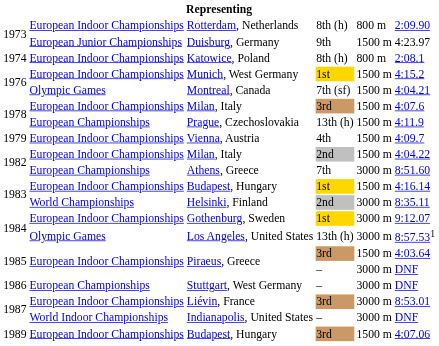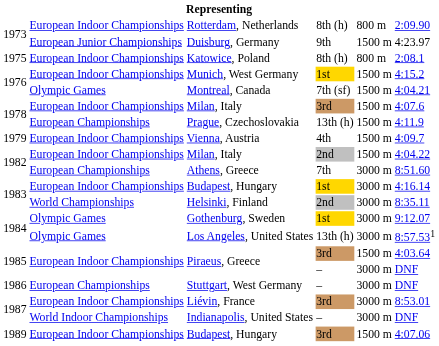(15, 58) 1974 -> (15, 58) 1975
(374, 186) 1500 m -> (374, 186) 3000 m
(107, 218) European Indoor Championships -> (68, 218) Olympic Games
